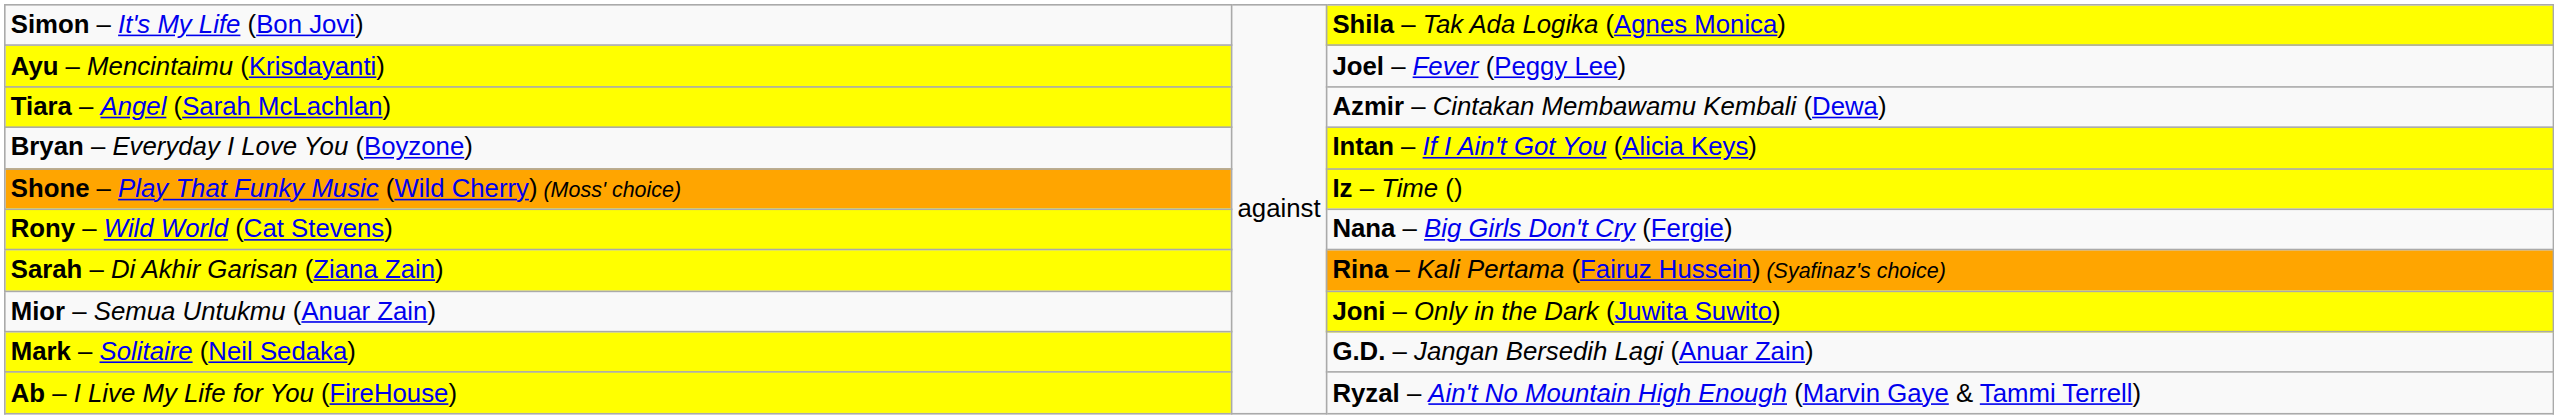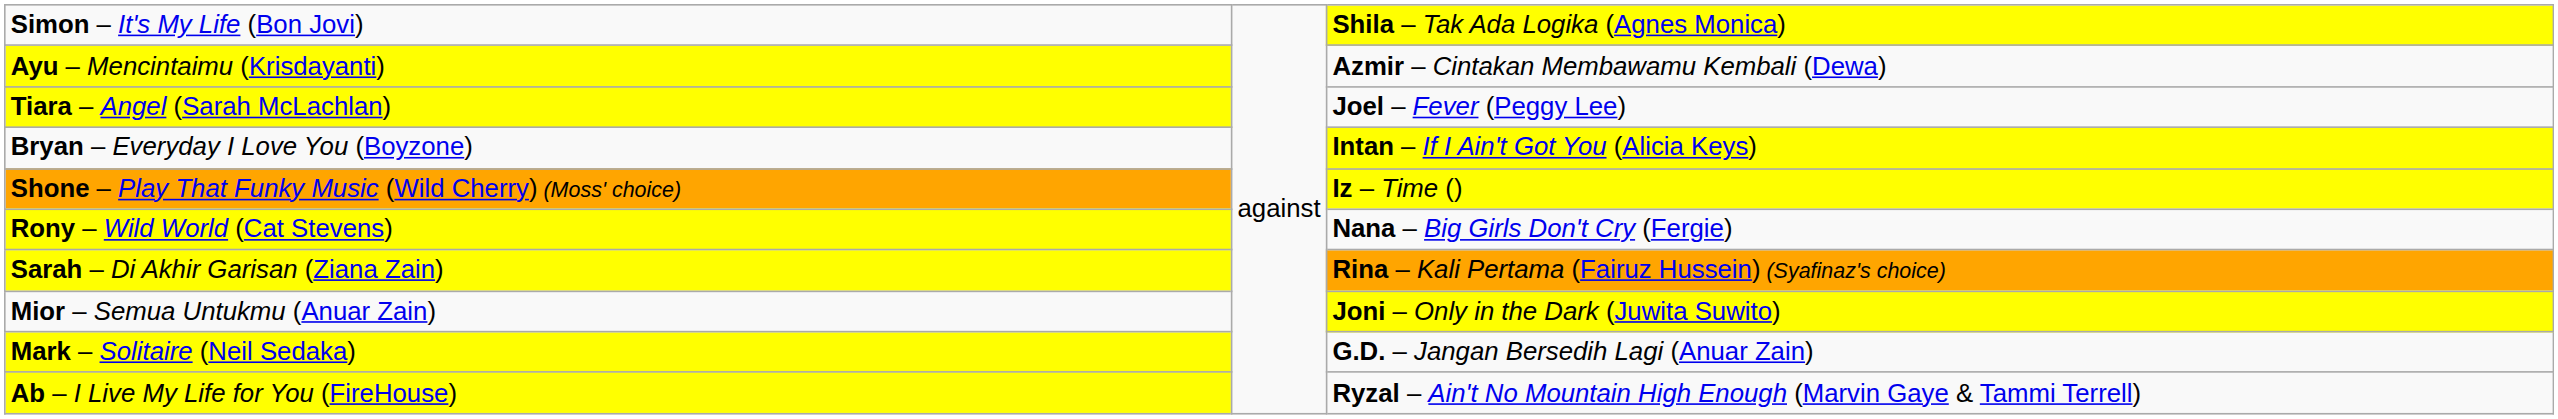(1479, 65) Joel – Fever (Peggy Lee) -> (1609, 65) Azmir – Cintakan Membawamu Kembali (Dewa)
(1609, 106) Azmir – Cintakan Membawamu Kembali (Dewa) -> (1479, 106) Joel – Fever (Peggy Lee)
